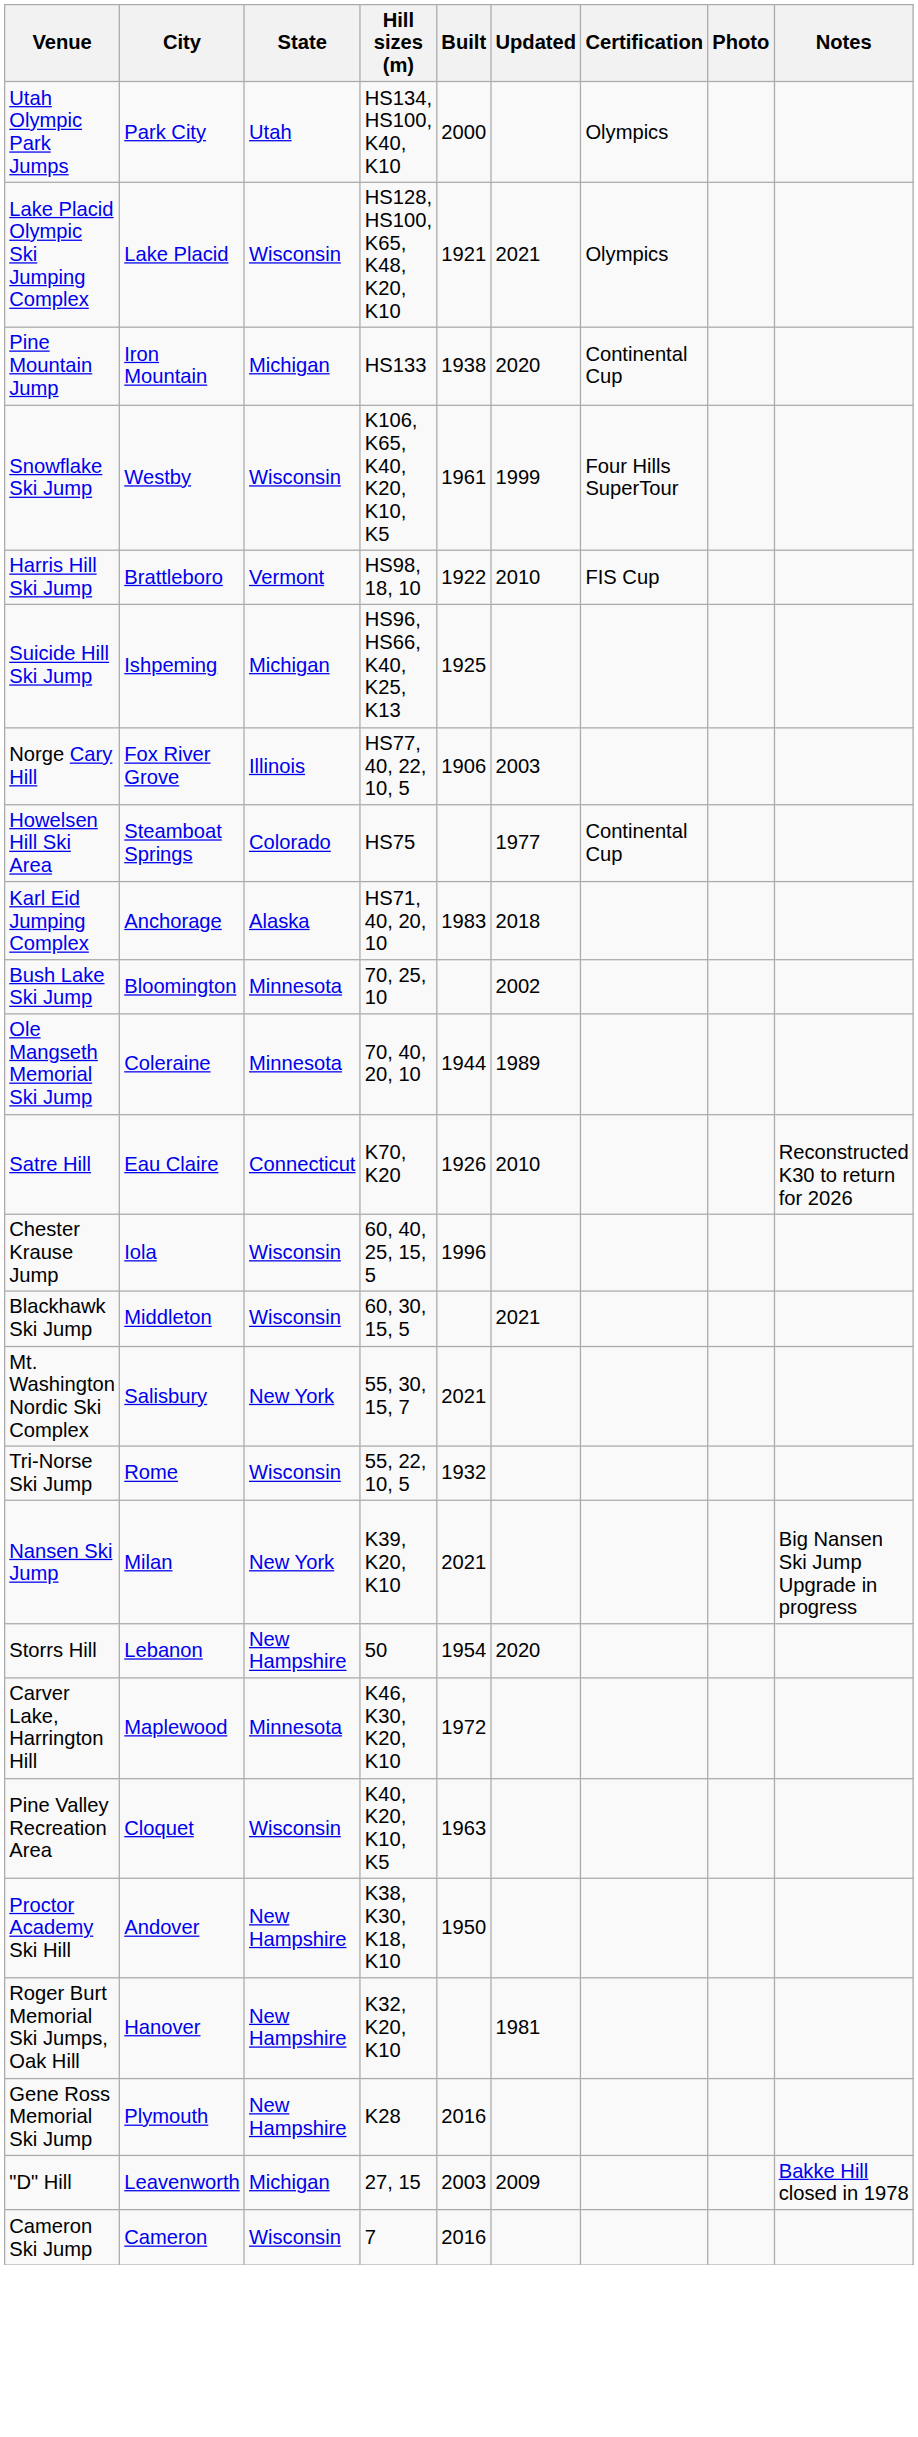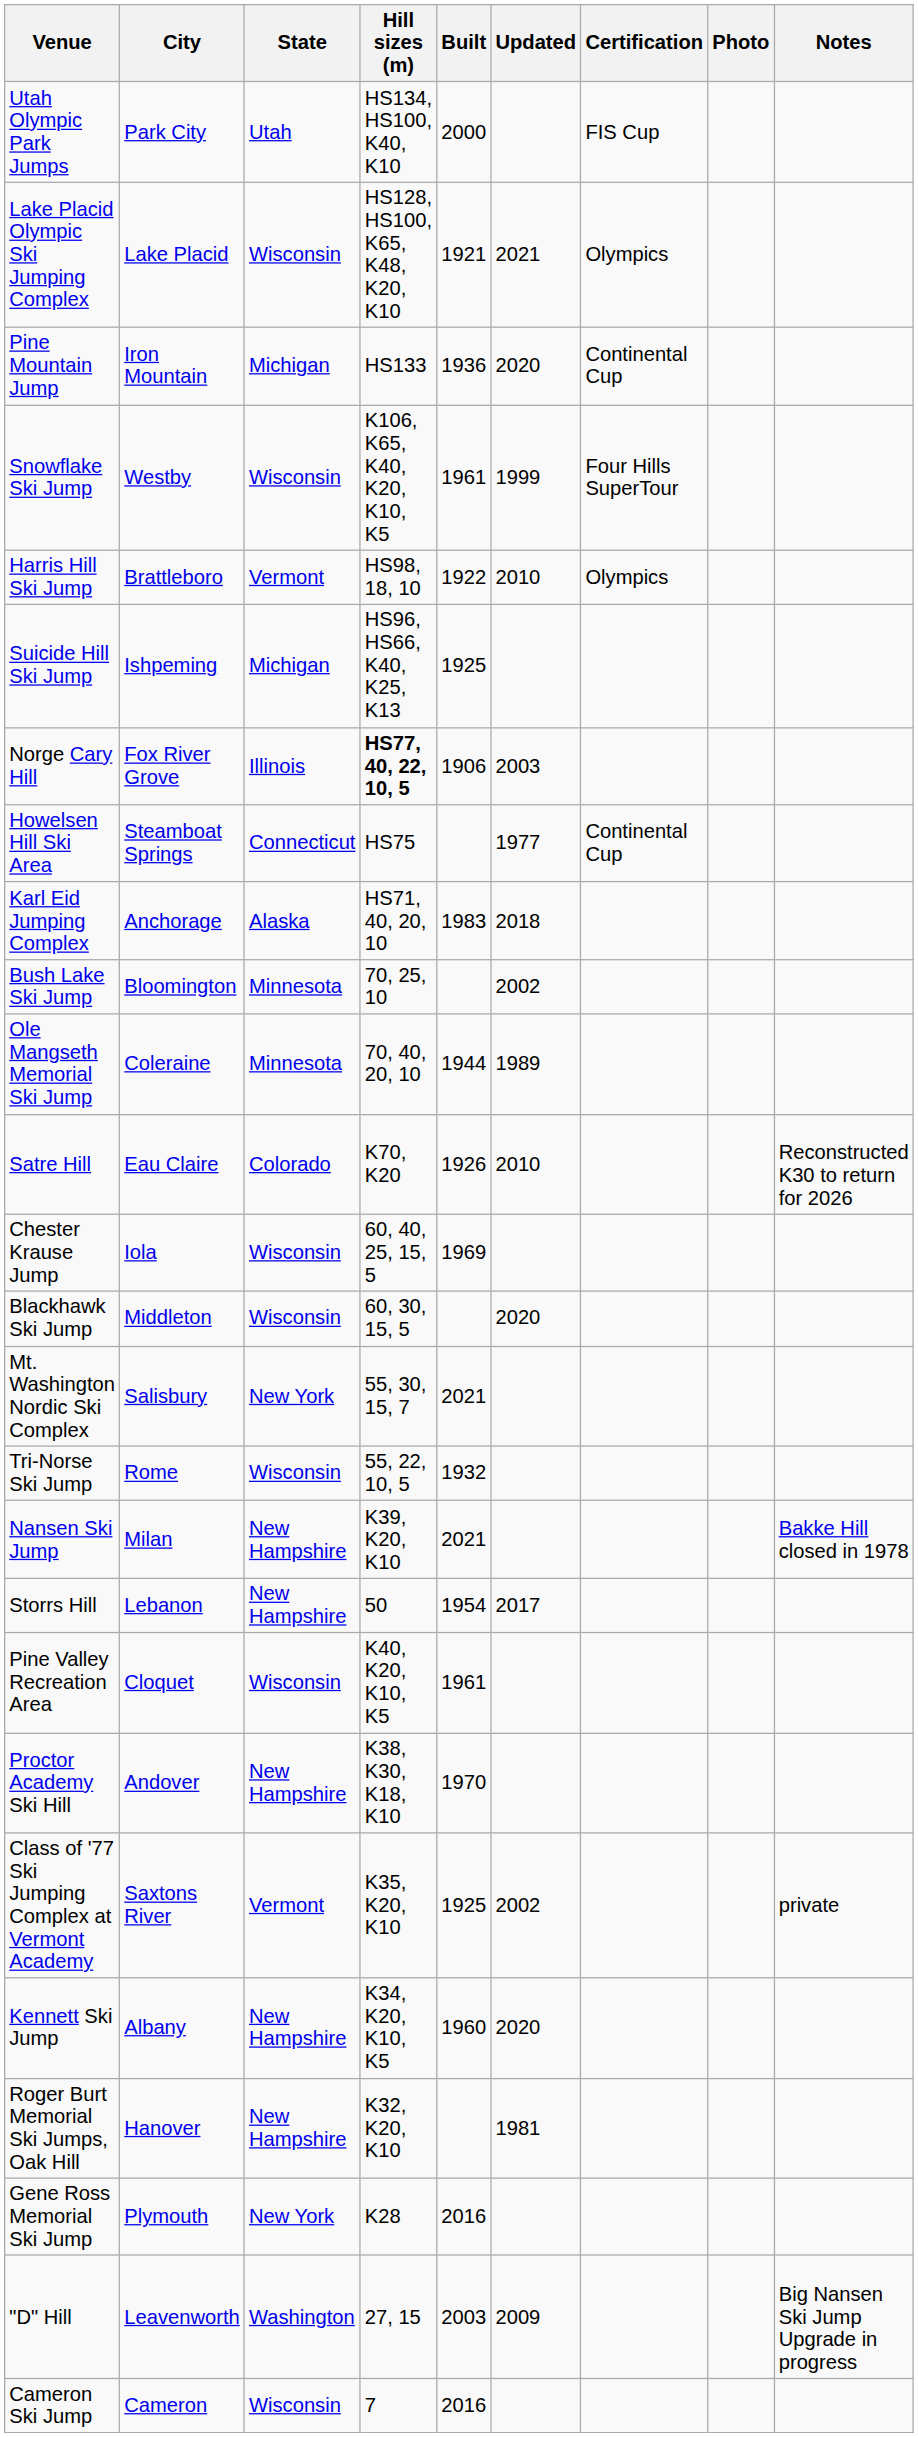(627, 131) Olympics -> (622, 131) FIS Cup
(464, 365) 1938 -> (464, 365) 1936
(622, 577) FIS Cup -> (627, 577) Olympics
(396, 765) normal -> (396, 765) bold
(290, 843) Colorado -> (302, 843) Connecticut
(302, 1163) Connecticut -> (290, 1163) Colorado
(464, 1252) 1996 -> (464, 1252) 1969
(518, 1318) 2021 -> (518, 1318) 2020
(292, 1561) New York -> (298, 1539) New Hampshire
(831, 1573) Big Nansen Ski Jump Upgrade in progress -> (844, 1539) Bakke Hill closed in 1978
(518, 1650) 2020 -> (518, 1605) 2017
- row: (56, 1727)
(464, 1827) 1963 -> (464, 1682) 1961
(464, 1927) 1950 -> (464, 1782) 1970
+ row: (62, 1905)
+ row: (61, 2027)
(298, 2116) New Hampshire -> (292, 2216) New York
(289, 2182) Michigan -> (302, 2316) Washington
(844, 2182) Bakke Hill closed in 1978 -> (831, 2328) Big Nansen Ski Jump Upgrade in progress
